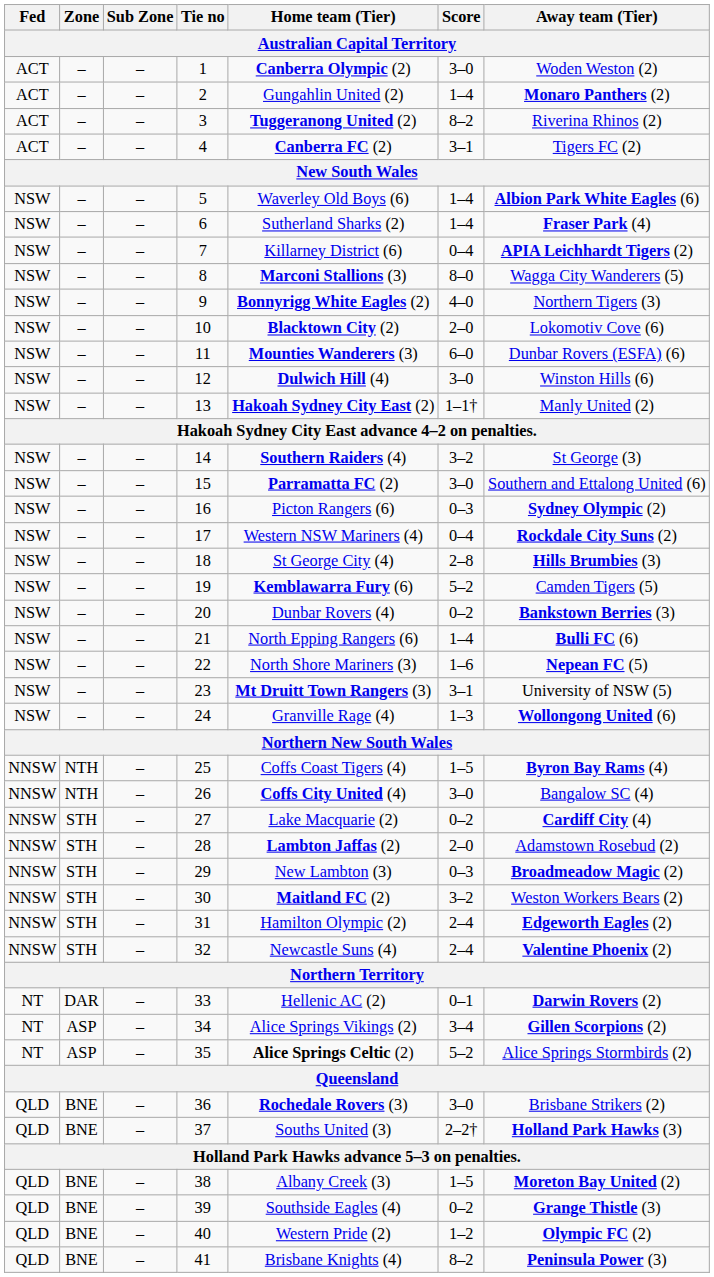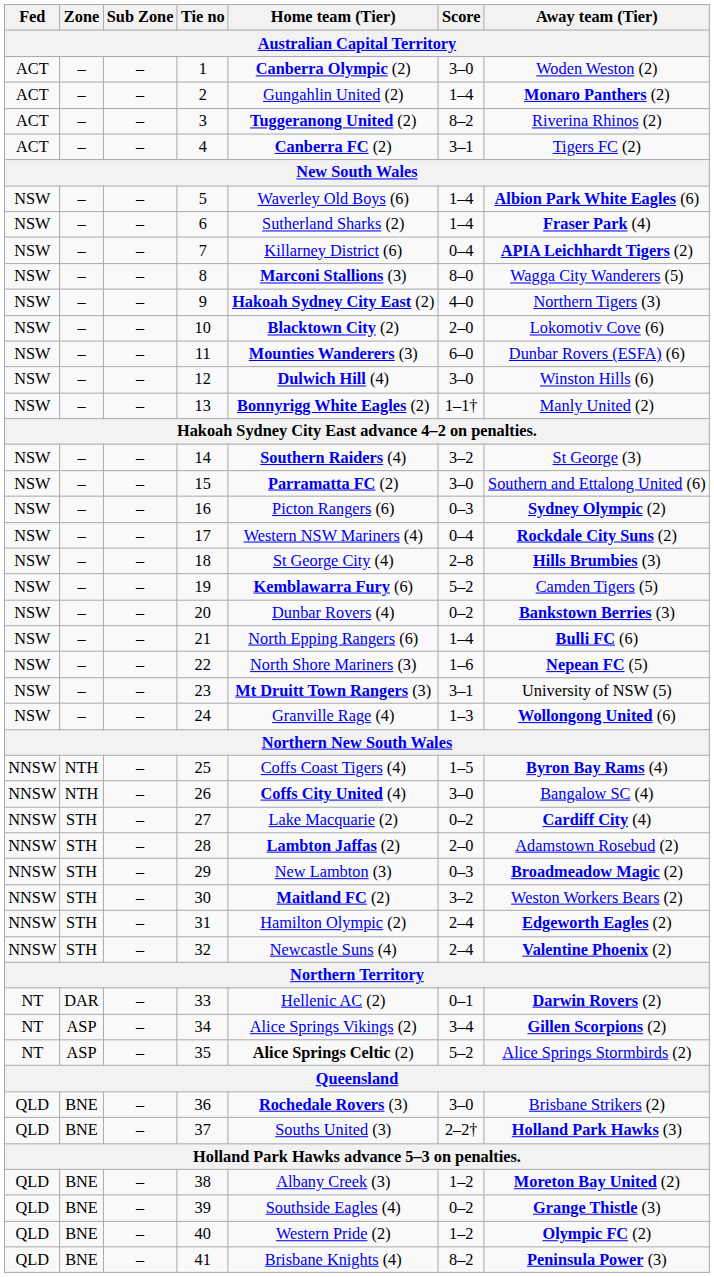(333, 302) Bonnyrigg White Eagles (2) -> (333, 302) Hakoah Sydney City East (2)
(333, 405) Hakoah Sydney City East (2) -> (333, 405) Bonnyrigg White Eagles (2)
(461, 1182) 1–5 -> (461, 1182) 1–2
